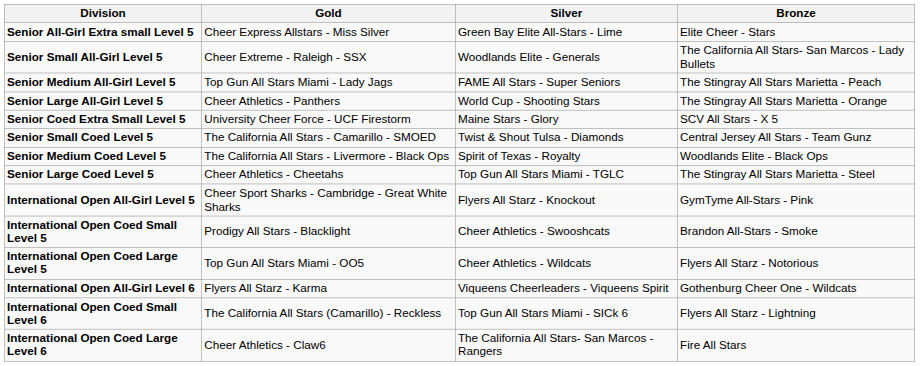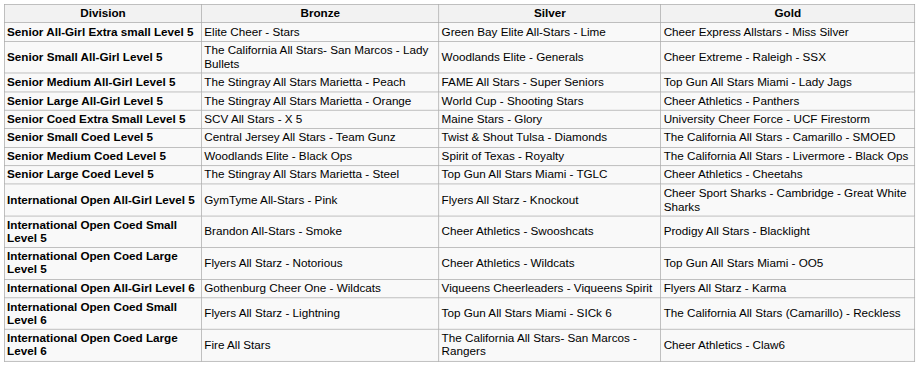columns swapped: (328, 13) <-> (796, 13)
